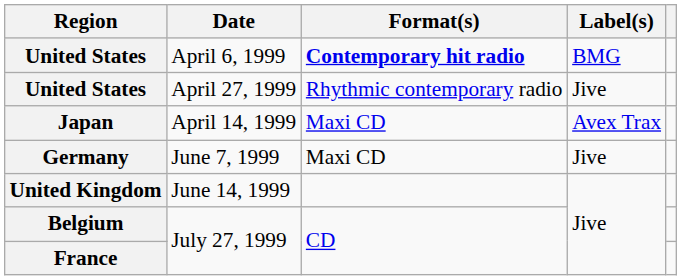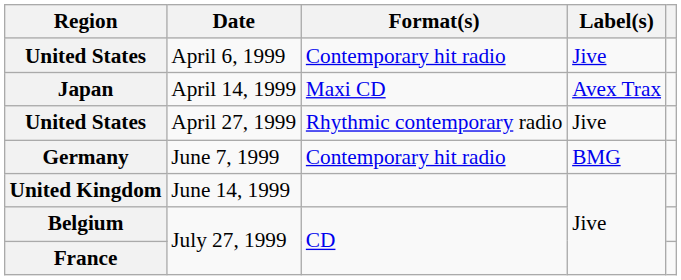(415, 55) bold -> (406, 55) normal
(596, 55) BMG -> (589, 55) Jive
rows swapped: (86, 122) <-> (86, 88)
(346, 156) Maxi CD -> (406, 156) Contemporary hit radio
(589, 156) Jive -> (596, 156) BMG
